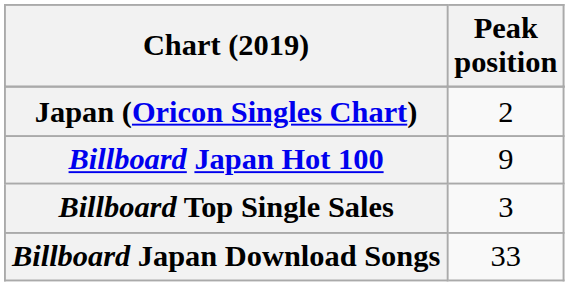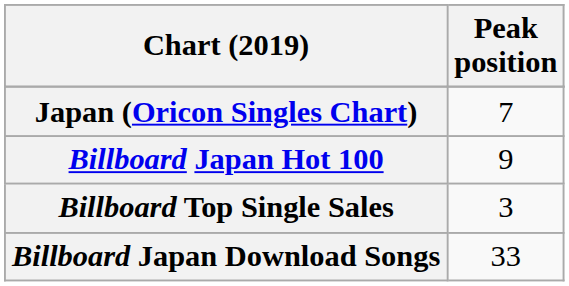(506, 111) 2 -> (506, 111) 7
